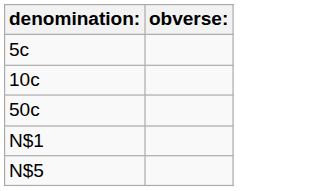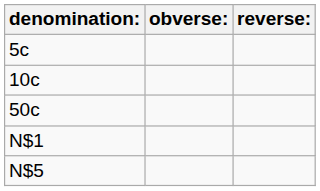+ column: (274, 19)
